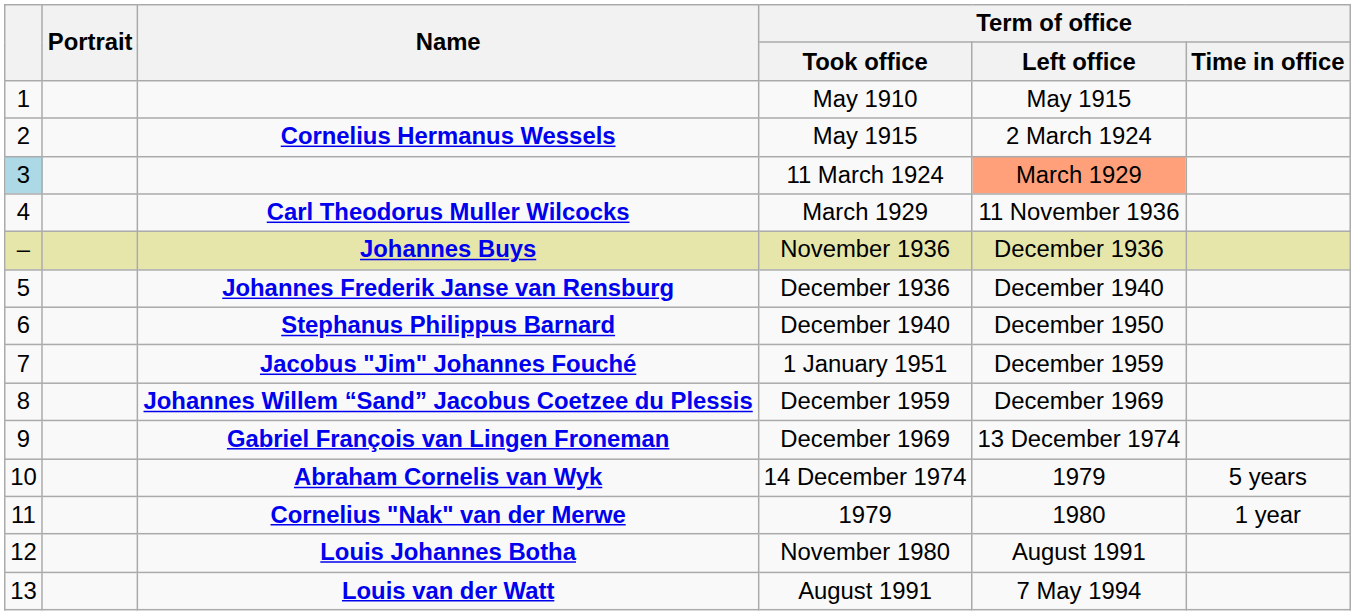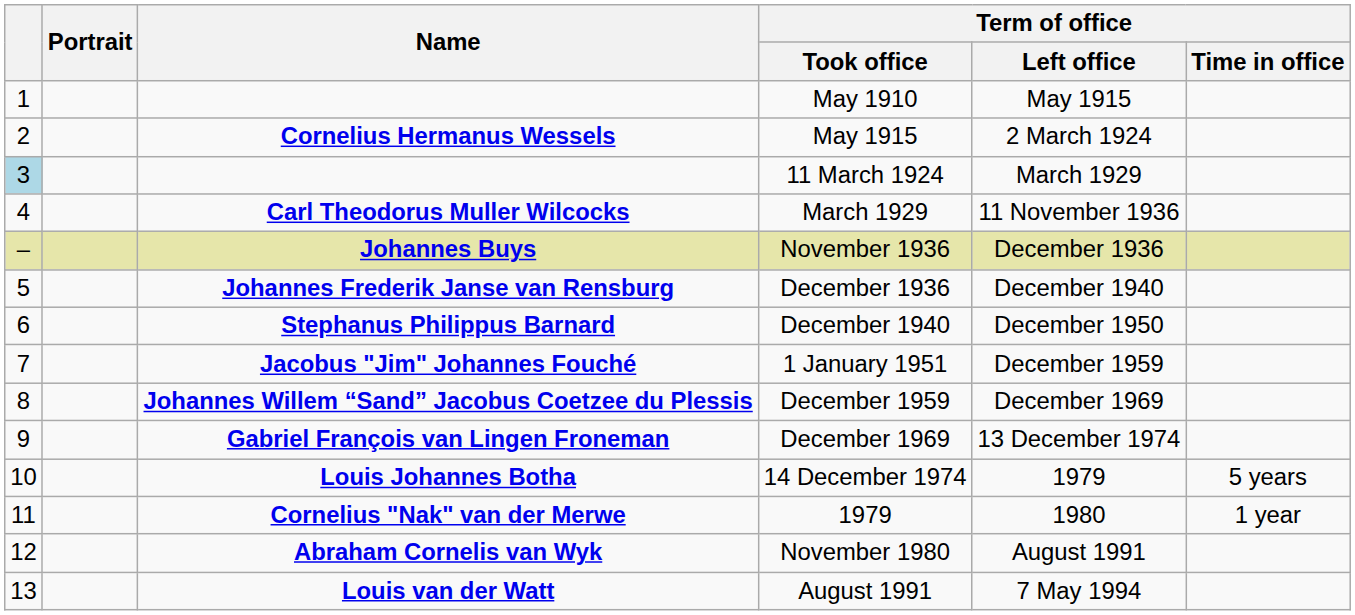(1079, 174) lightsalmon background -> (1079, 174) no background
(448, 477) Abraham Cornelis van Wyk -> (448, 477) Louis Johannes Botha
(448, 552) Louis Johannes Botha -> (448, 552) Abraham Cornelis van Wyk
